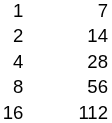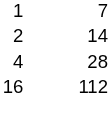- row: (18, 87)
